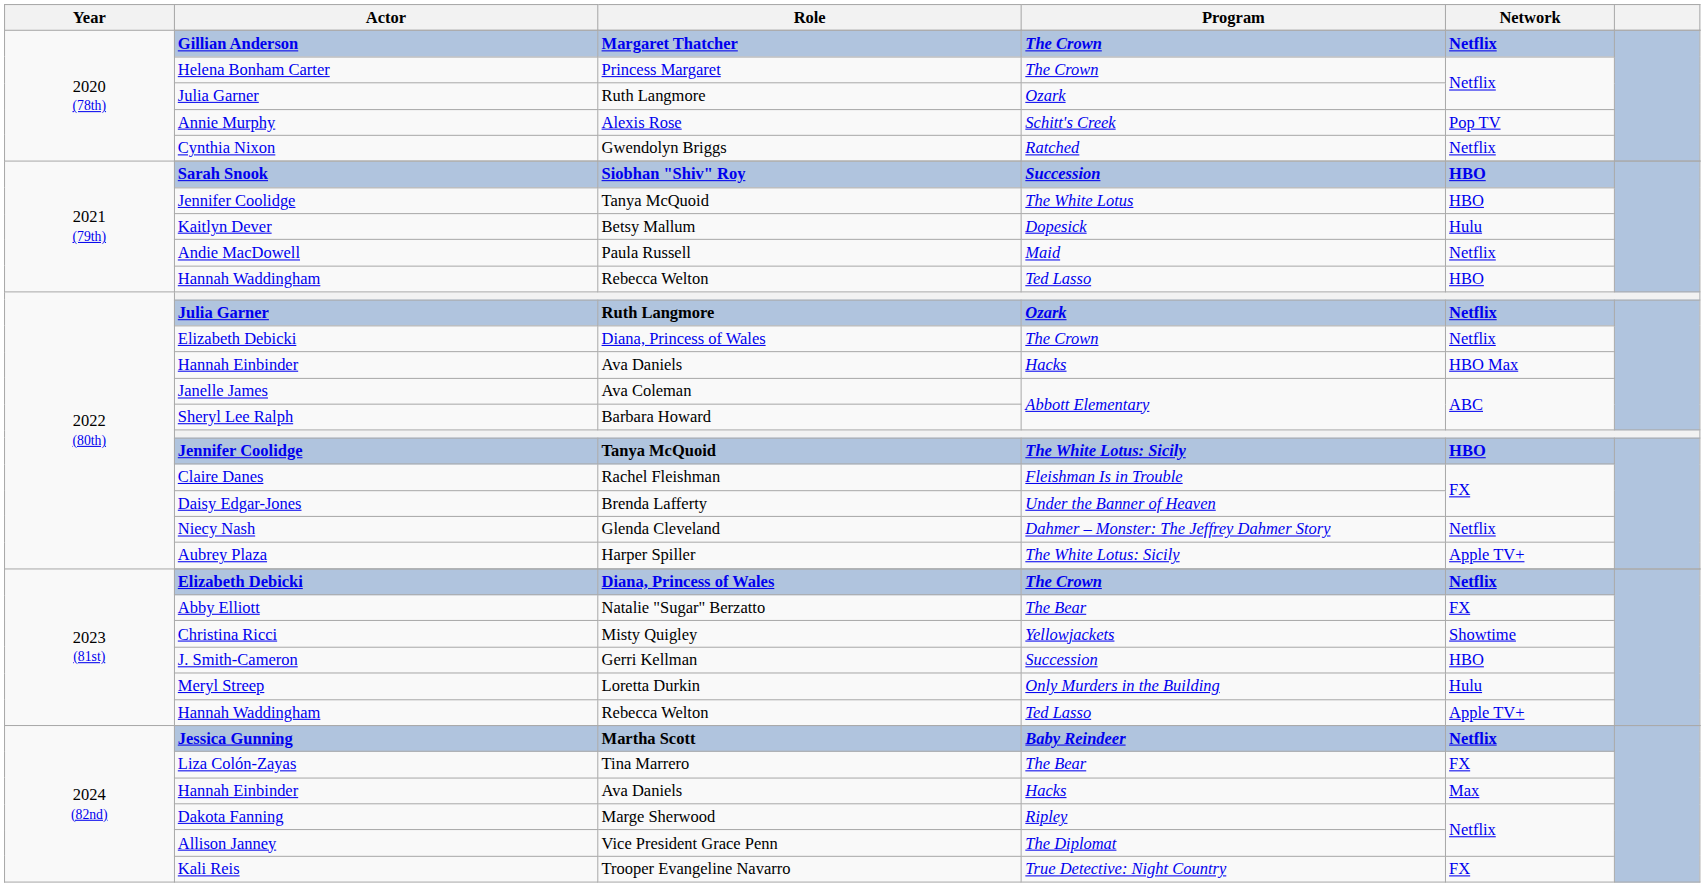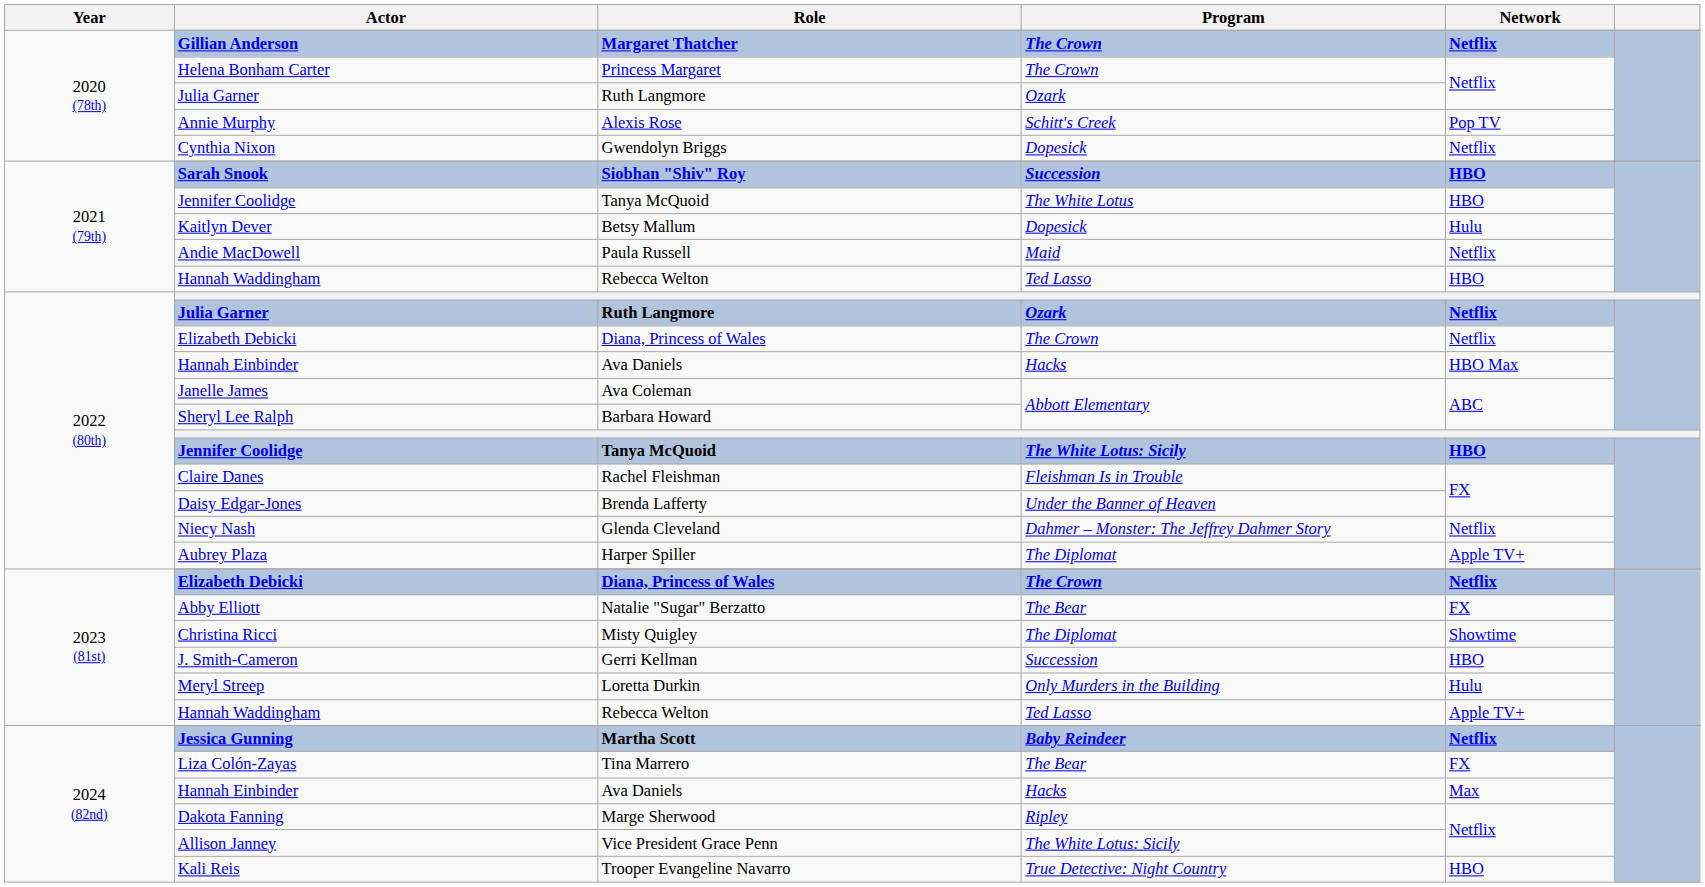(1052, 148) Ratched -> (1056, 148) Dopesick
(1102, 555) The White Lotus: Sicily -> (1071, 555) The Diplomat
(1070, 633) Yellowjackets -> (1071, 633) The Diplomat
(1071, 842) The Diplomat -> (1102, 842) The White Lotus: Sicily
(1460, 869) FX -> (1467, 869) HBO
